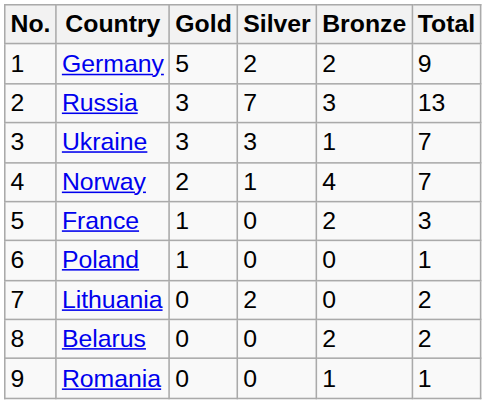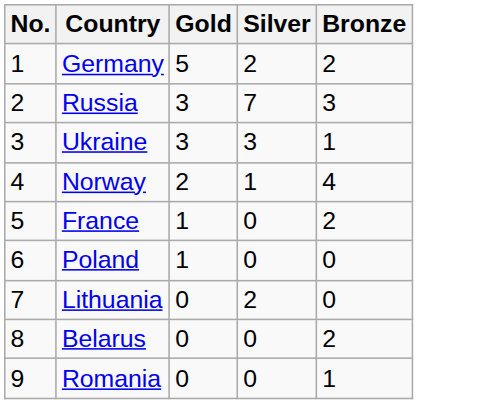- column: (446, 24)
